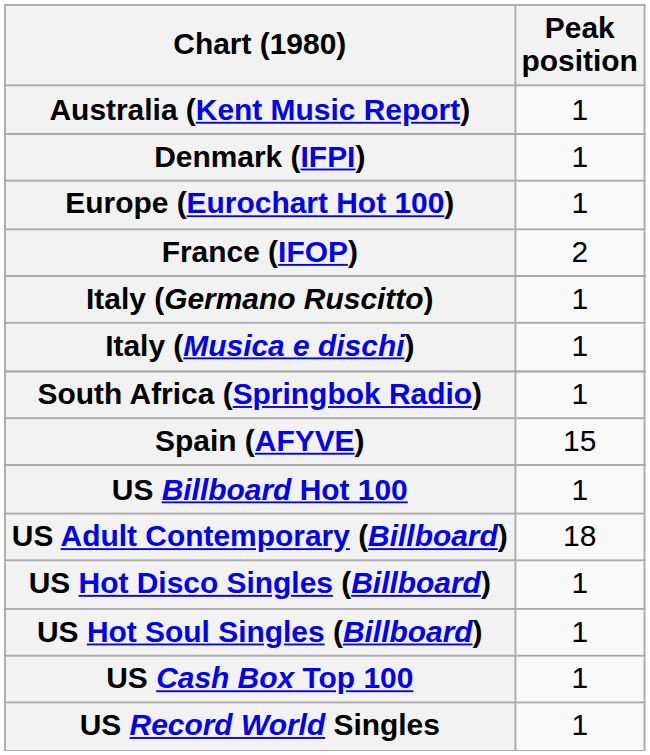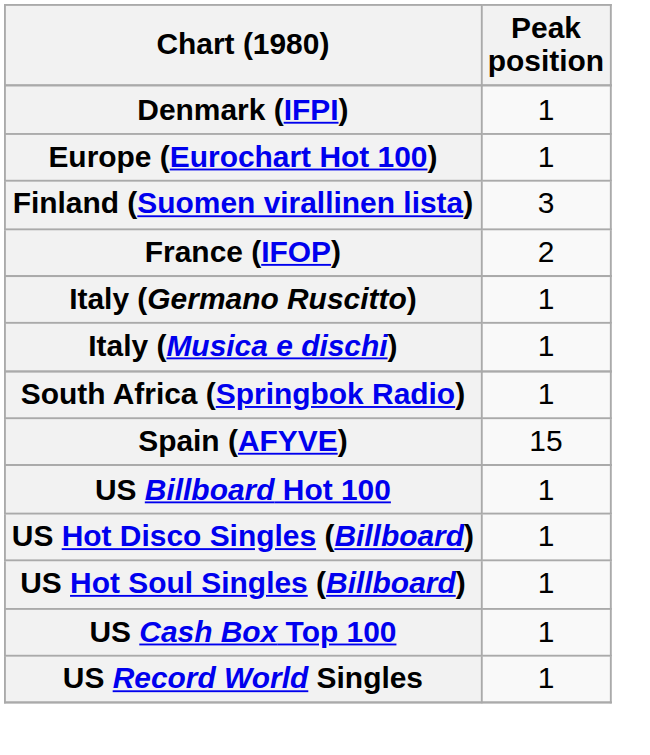- row: (260, 109)
+ row: (243, 204)
- row: (260, 536)
